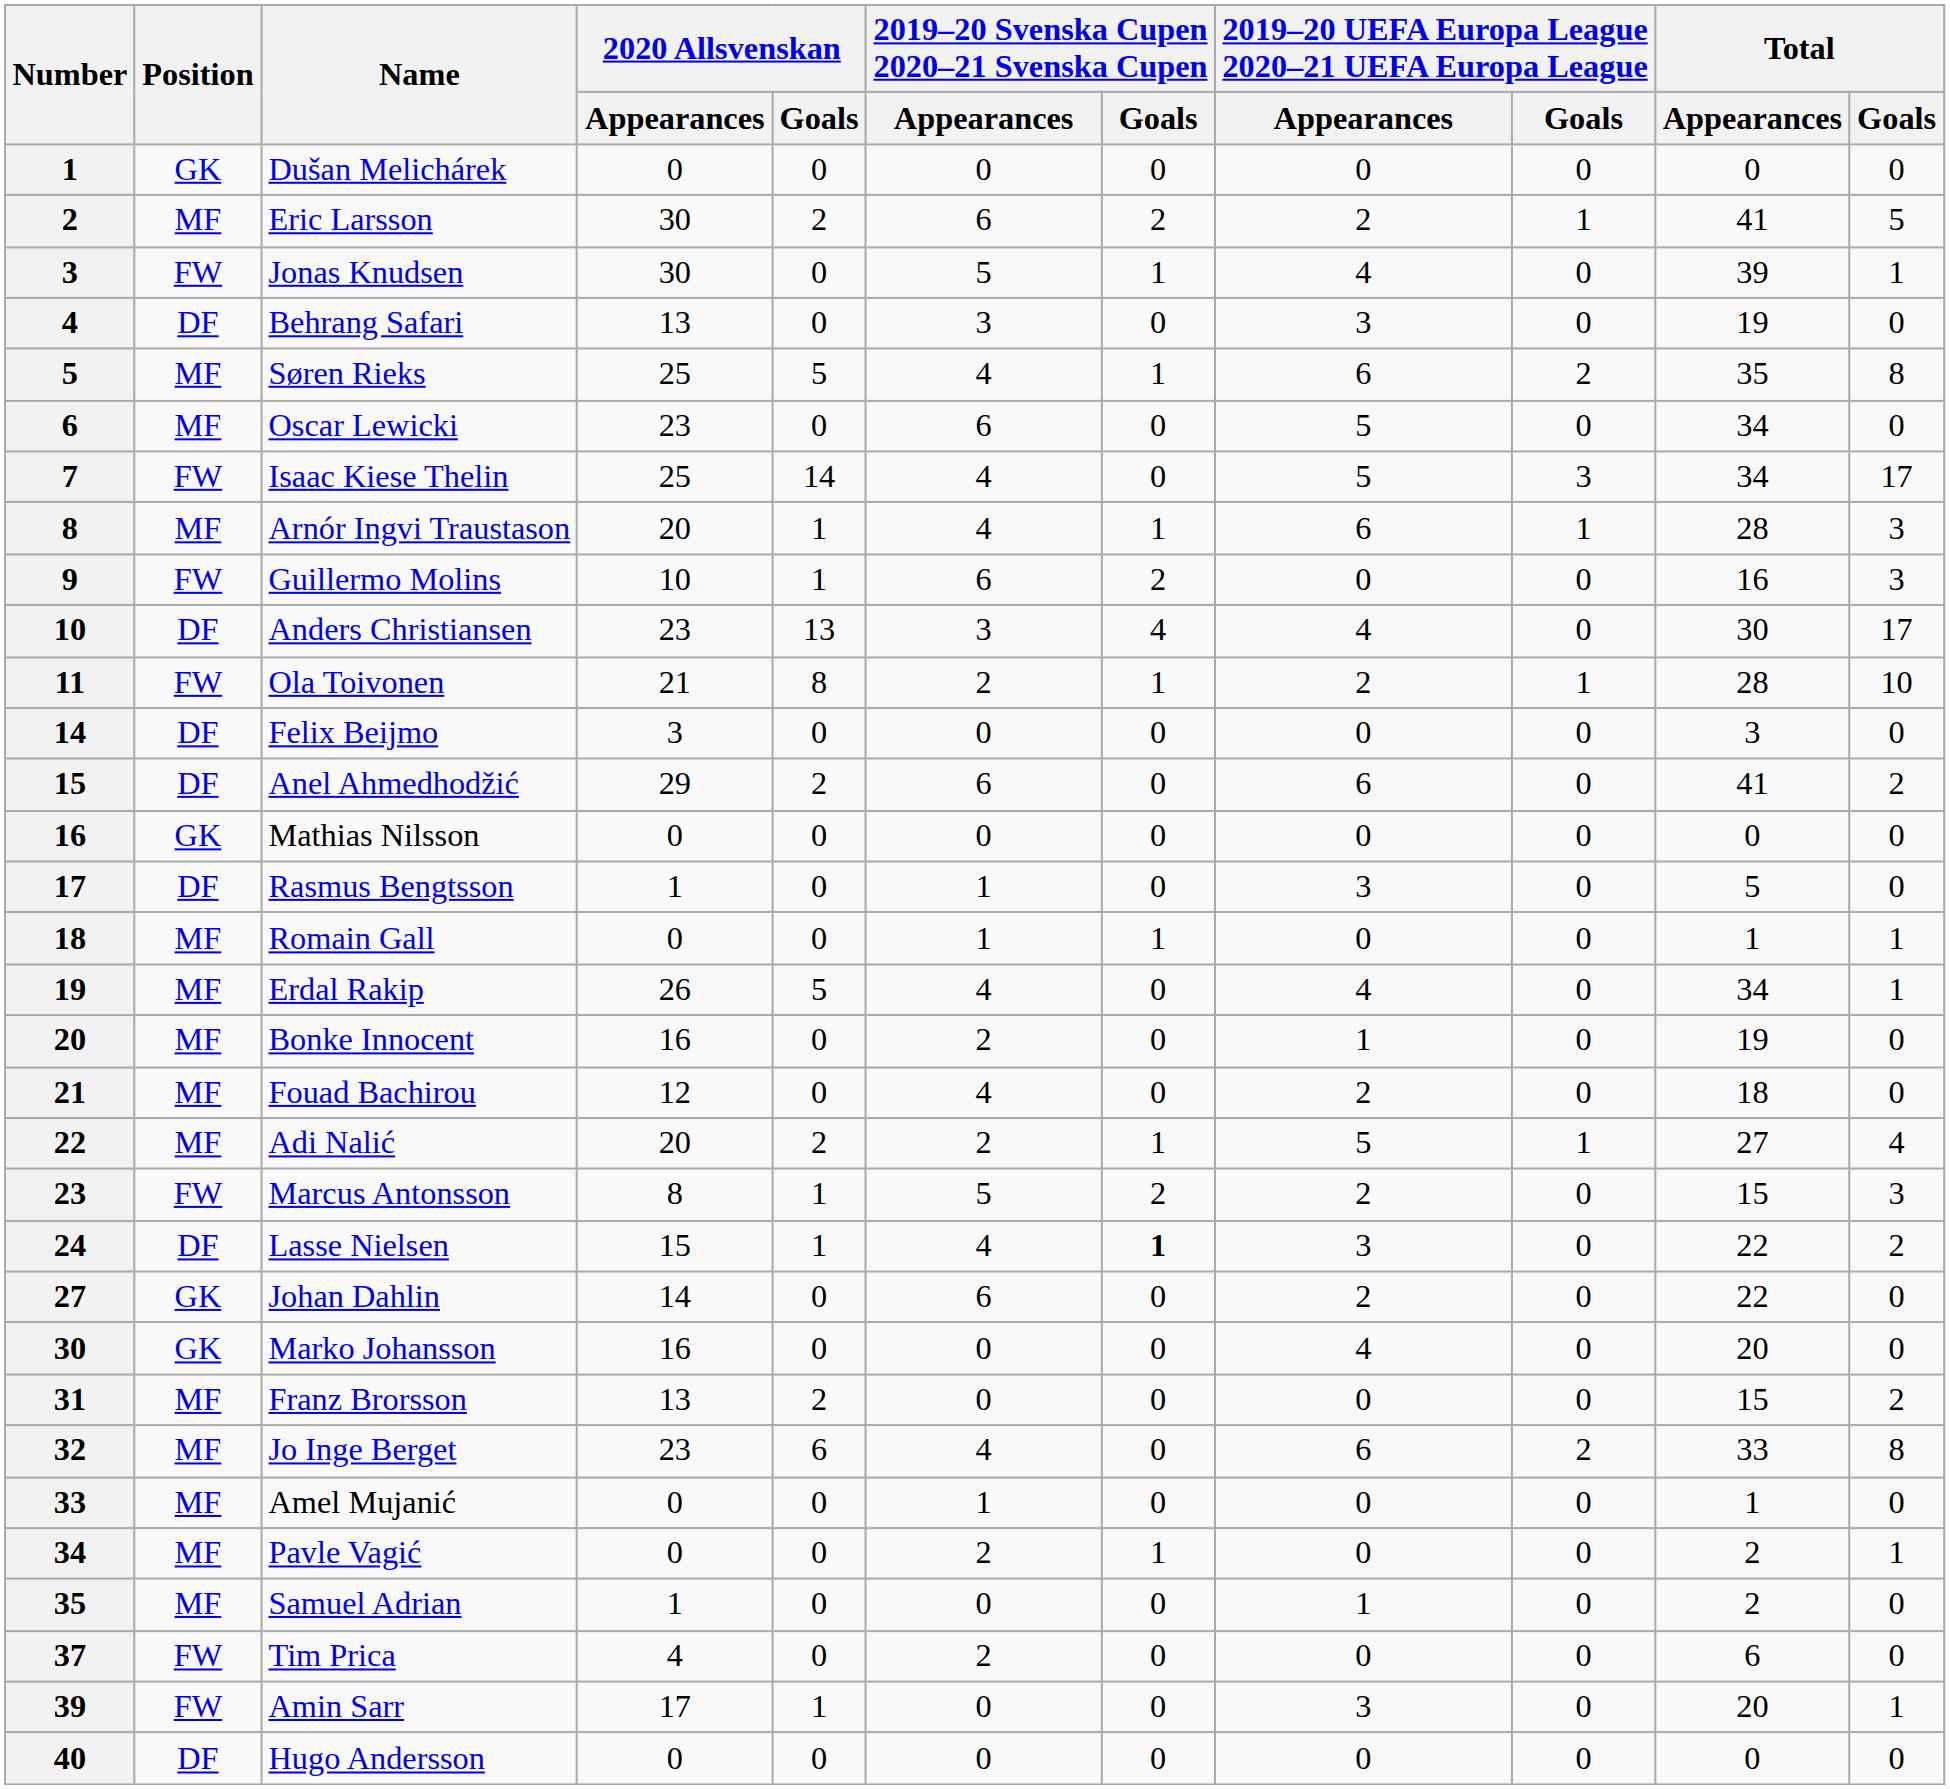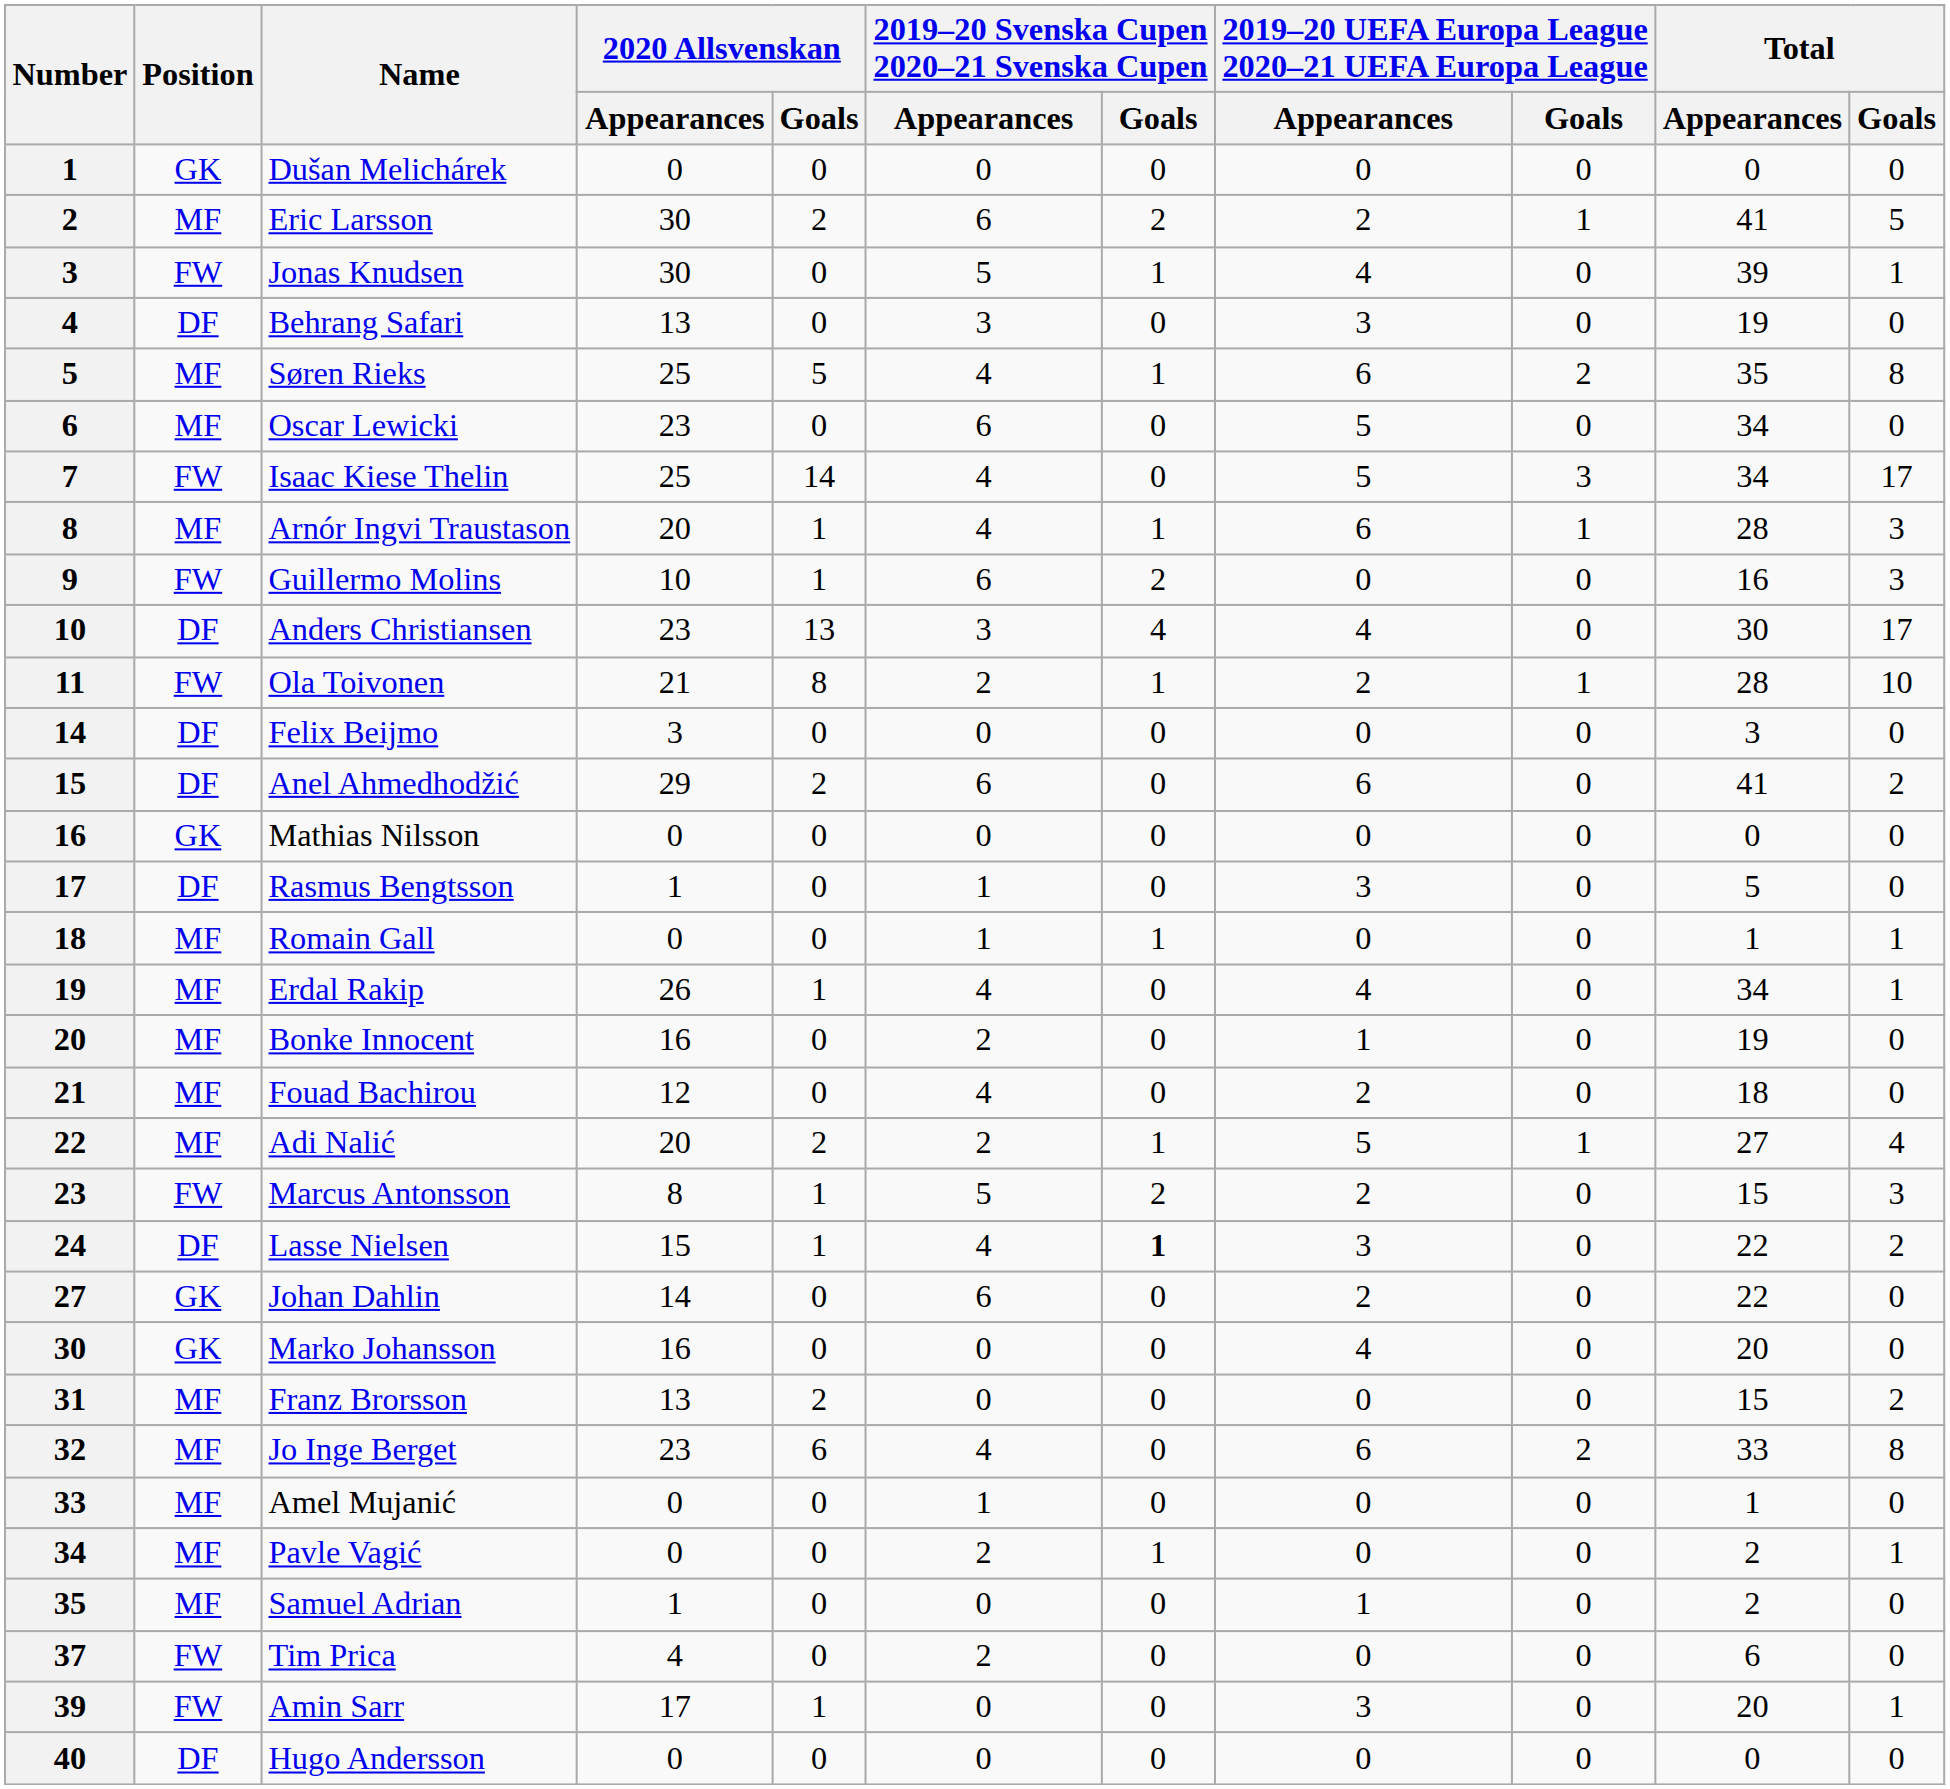(819, 989) 5 -> (819, 989) 1
